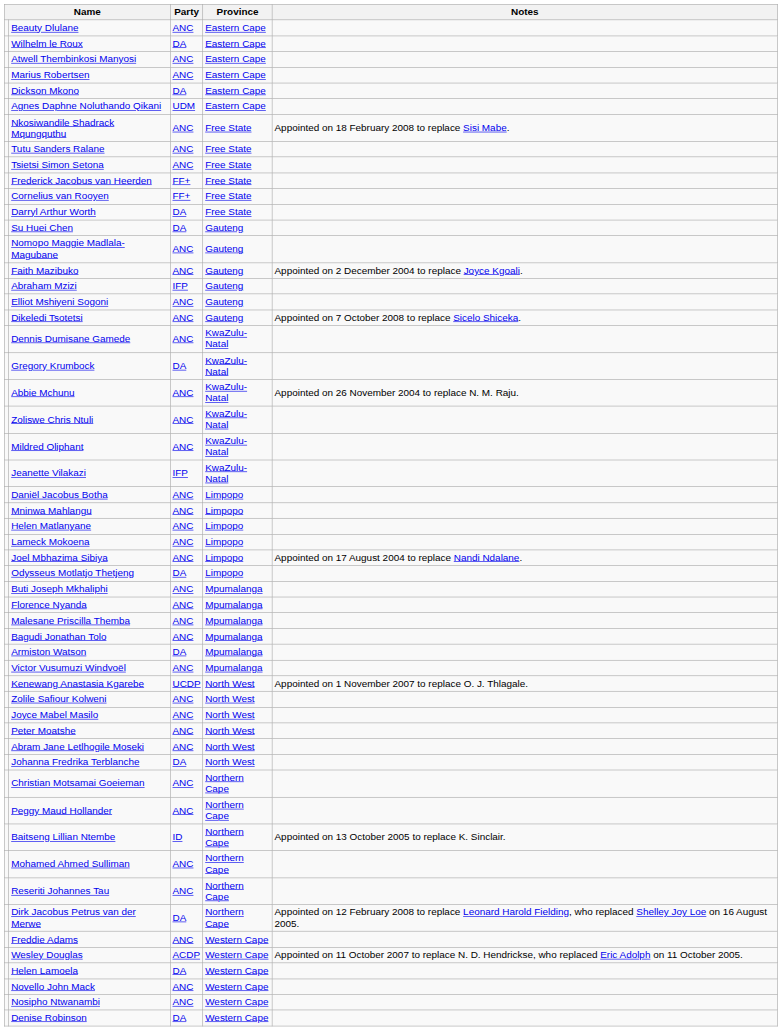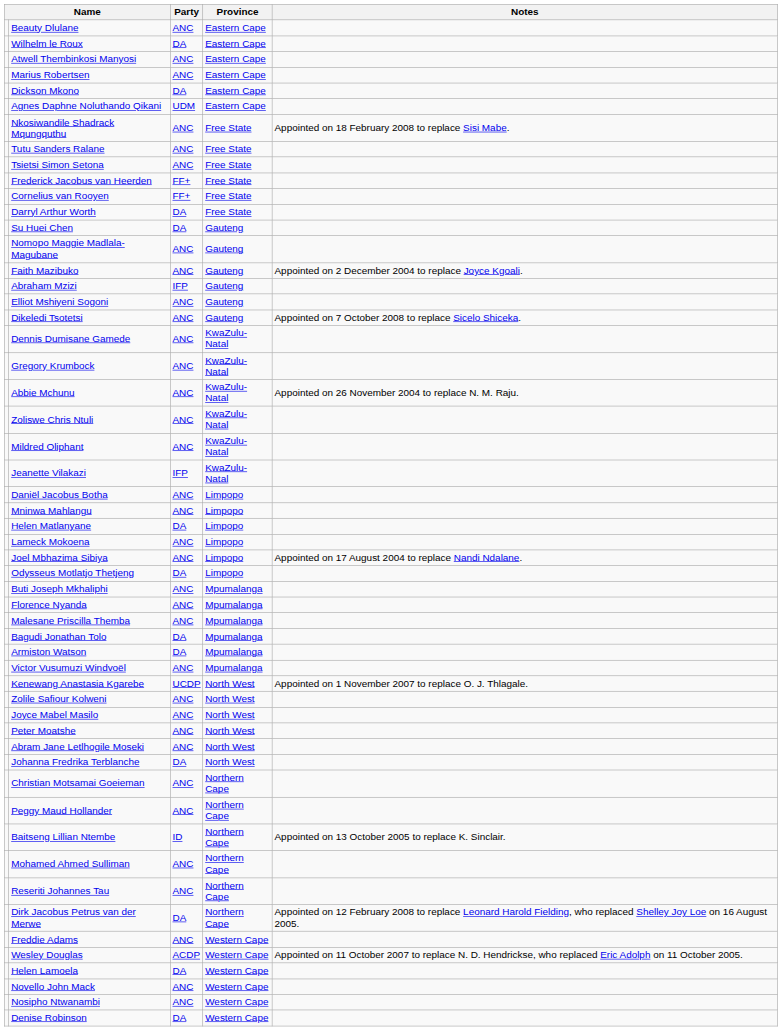(179, 366) DA -> (183, 366) ANC
(183, 526) ANC -> (179, 526) DA
(183, 636) ANC -> (179, 636) DA
